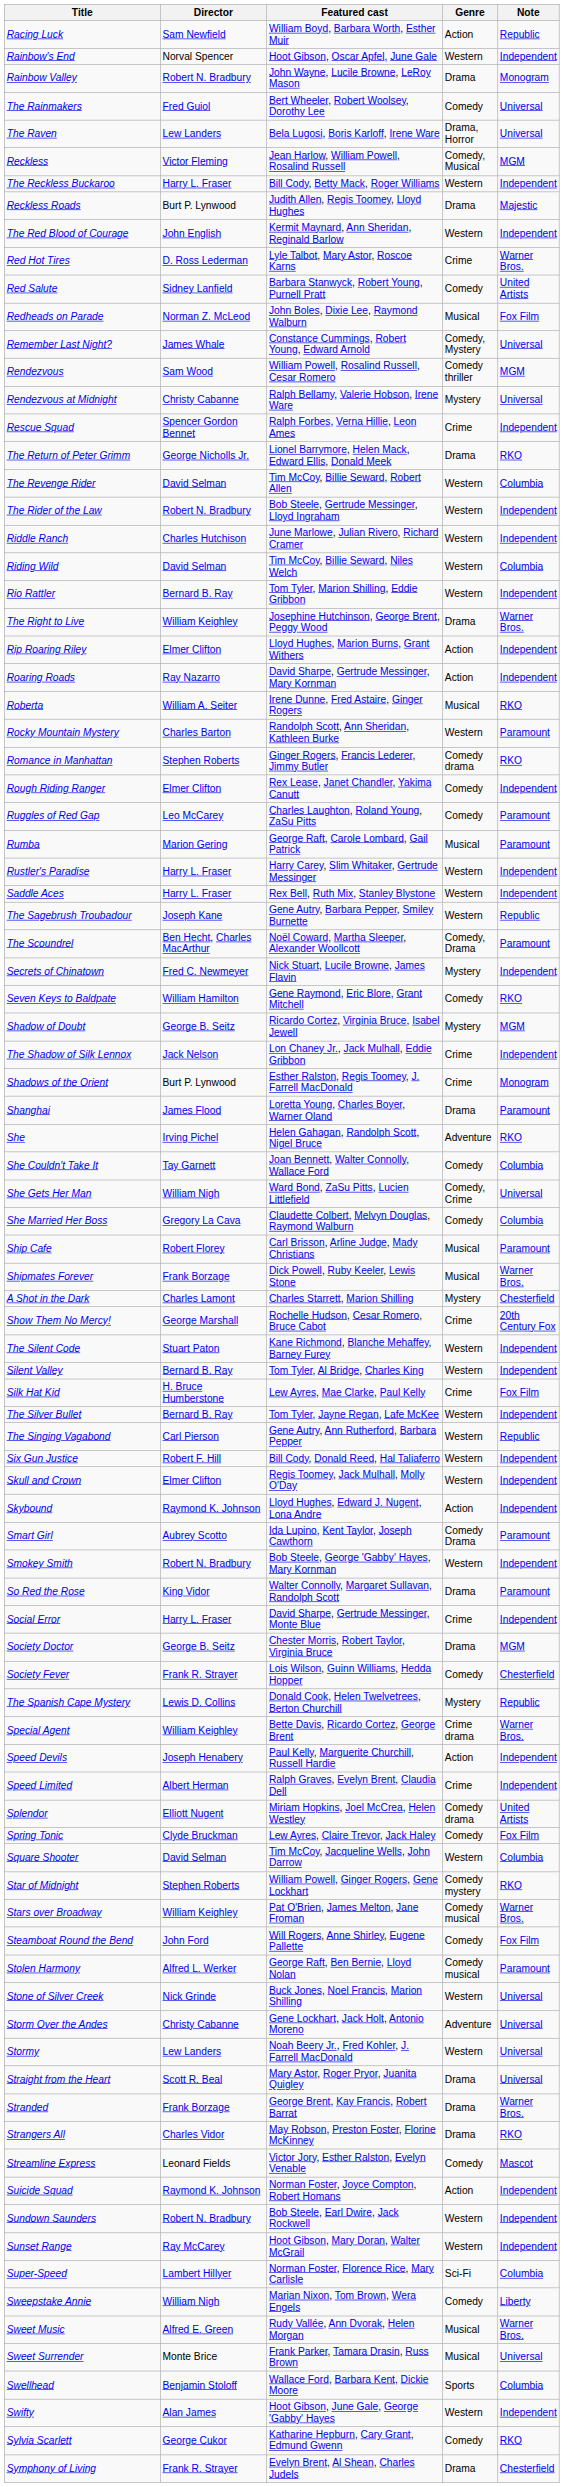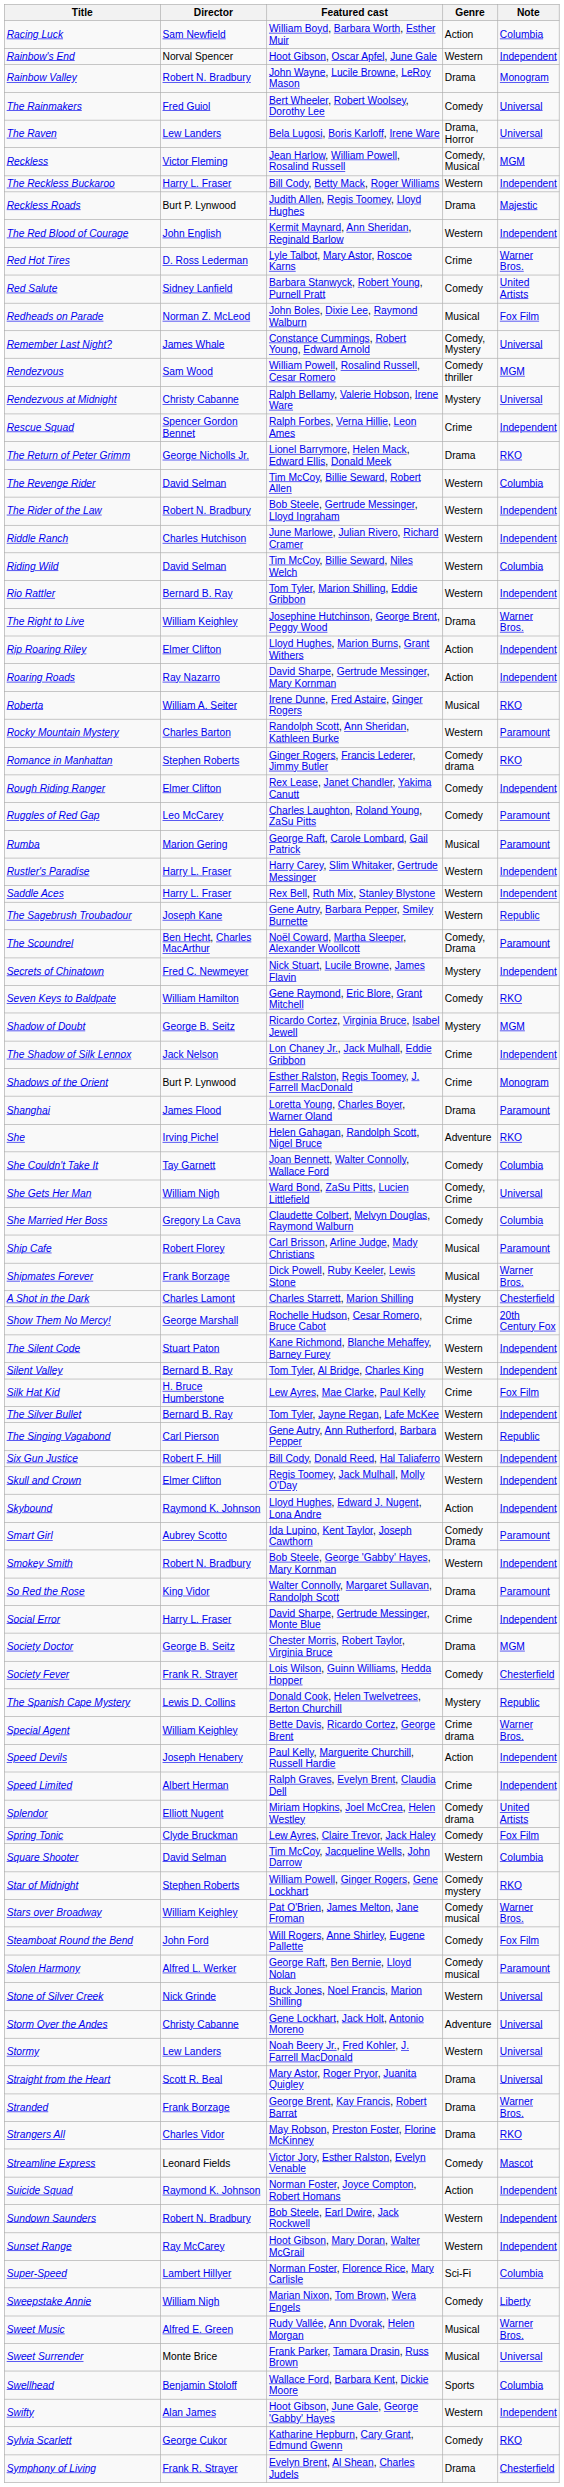(520, 34) Republic -> (521, 34) Columbia
